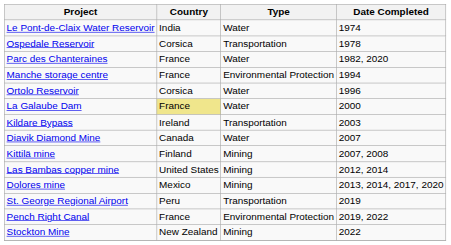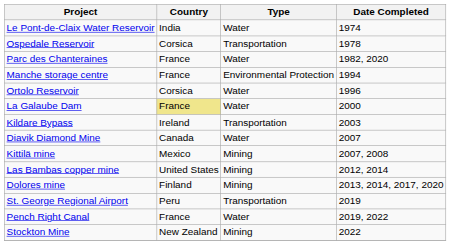(175, 153) Finland -> (175, 153) Mexico
(175, 185) Mexico -> (175, 185) Finland
(279, 216) Environmental Protection -> (236, 216) Water
